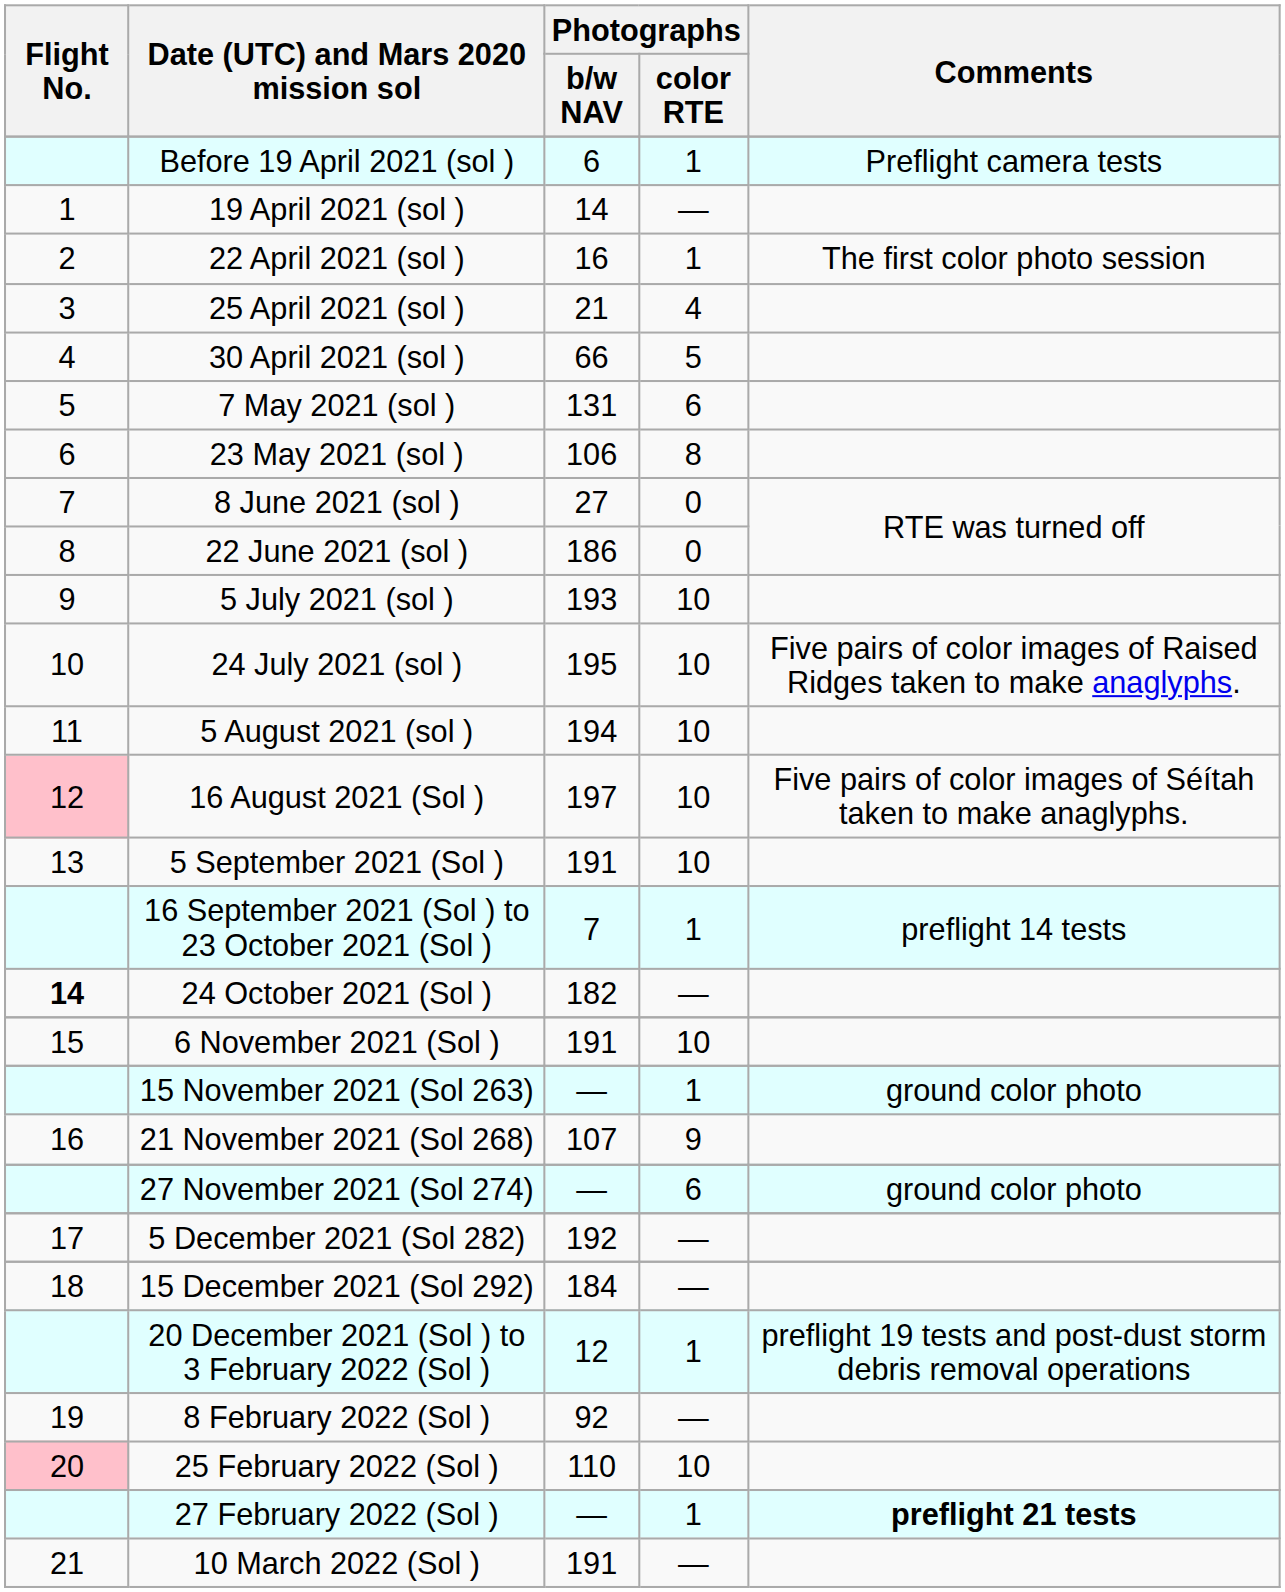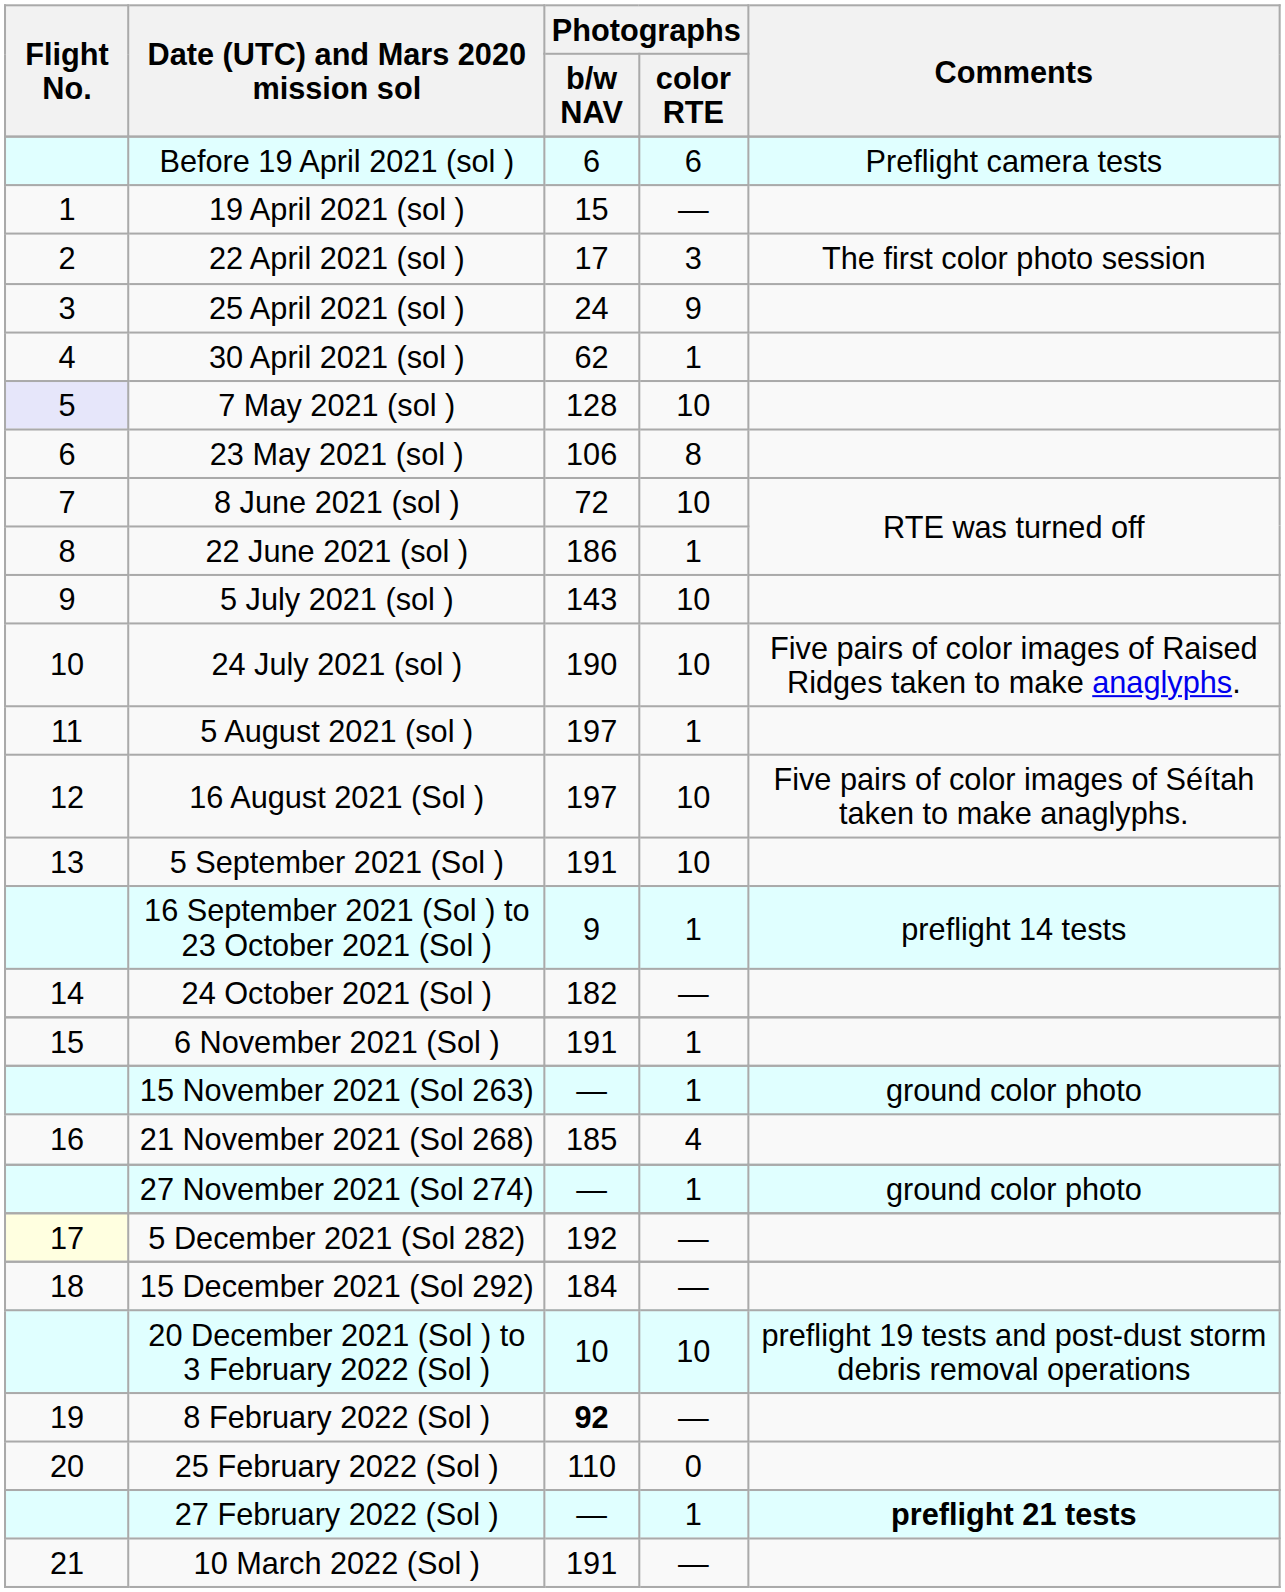(693, 162) 1 -> (693, 162) 6
(592, 210) 14 -> (592, 210) 15
(592, 259) 16 -> (592, 259) 17
(693, 259) 1 -> (693, 259) 3
(592, 307) 21 -> (592, 307) 24
(693, 307) 4 -> (693, 307) 9
(592, 356) 66 -> (592, 356) 62
(693, 356) 5 -> (693, 356) 1
(67, 405) no background -> (67, 405) lavender background
(592, 405) 131 -> (592, 405) 128
(693, 405) 6 -> (693, 405) 10
(592, 502) 27 -> (592, 502) 72
(693, 502) 0 -> (693, 502) 10
(693, 550) 0 -> (693, 550) 1
(592, 599) 193 -> (592, 599) 143
(592, 665) 195 -> (592, 665) 190
(592, 731) 194 -> (592, 731) 197
(693, 731) 10 -> (693, 731) 1
(67, 796) pink background -> (67, 796) no background
(592, 928) 7 -> (592, 928) 9
(67, 994) bold -> (67, 994) normal
(693, 1042) 10 -> (693, 1042) 1
(592, 1139) 107 -> (592, 1139) 185
(693, 1139) 9 -> (693, 1139) 4
(693, 1188) 6 -> (693, 1188) 1
(67, 1237) no background -> (67, 1237) lightyellow background
(592, 1351) 12 -> (592, 1351) 10
(693, 1351) 1 -> (693, 1351) 10
(592, 1417) normal -> (592, 1417) bold
(67, 1465) pink background -> (67, 1465) no background
(693, 1465) 10 -> (693, 1465) 0
